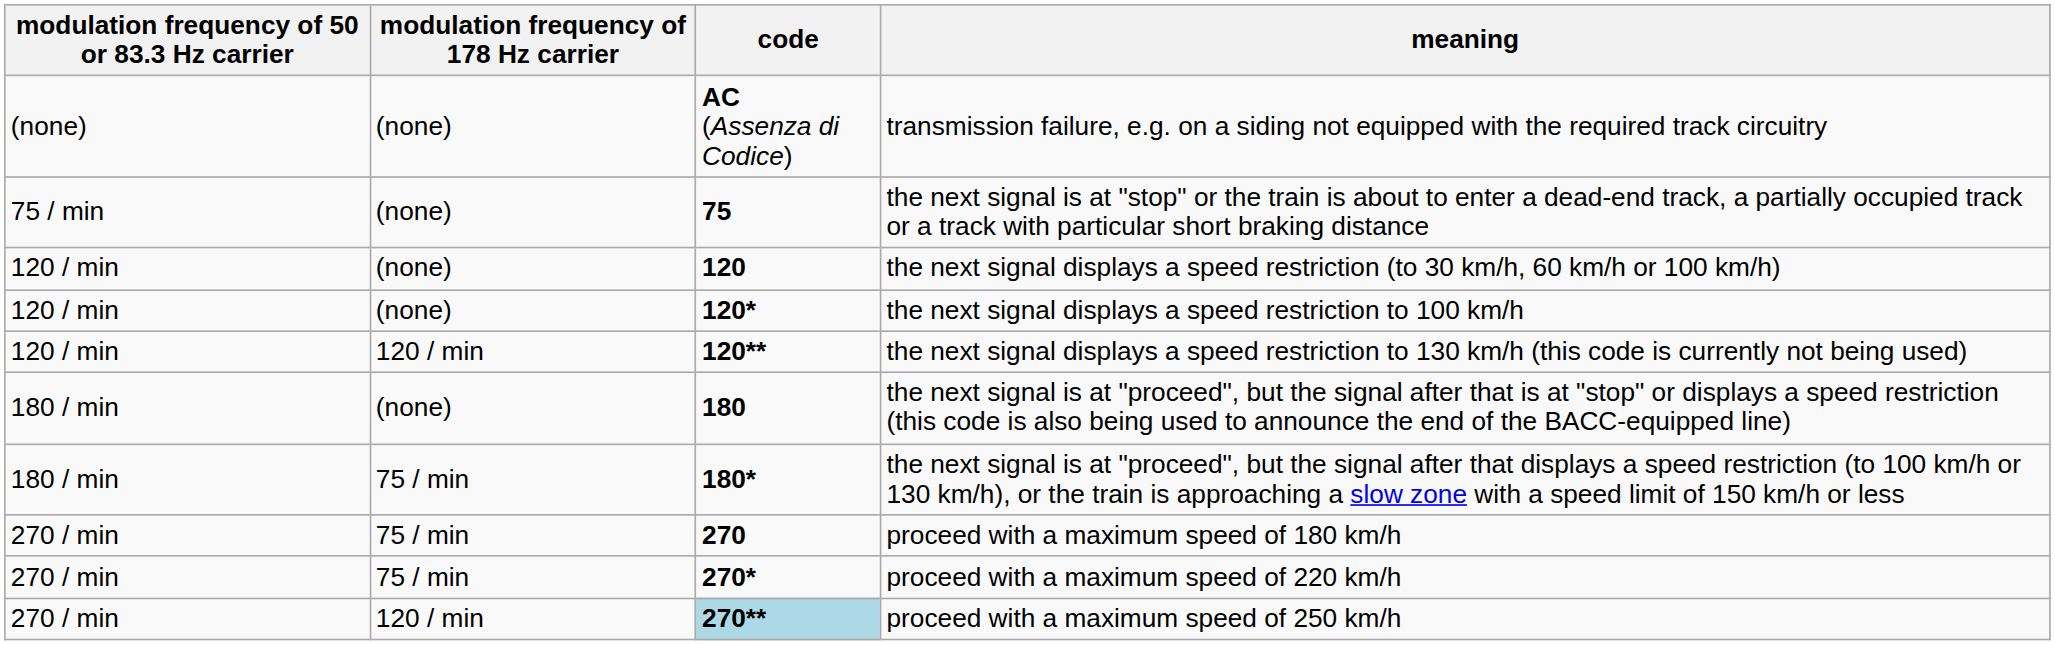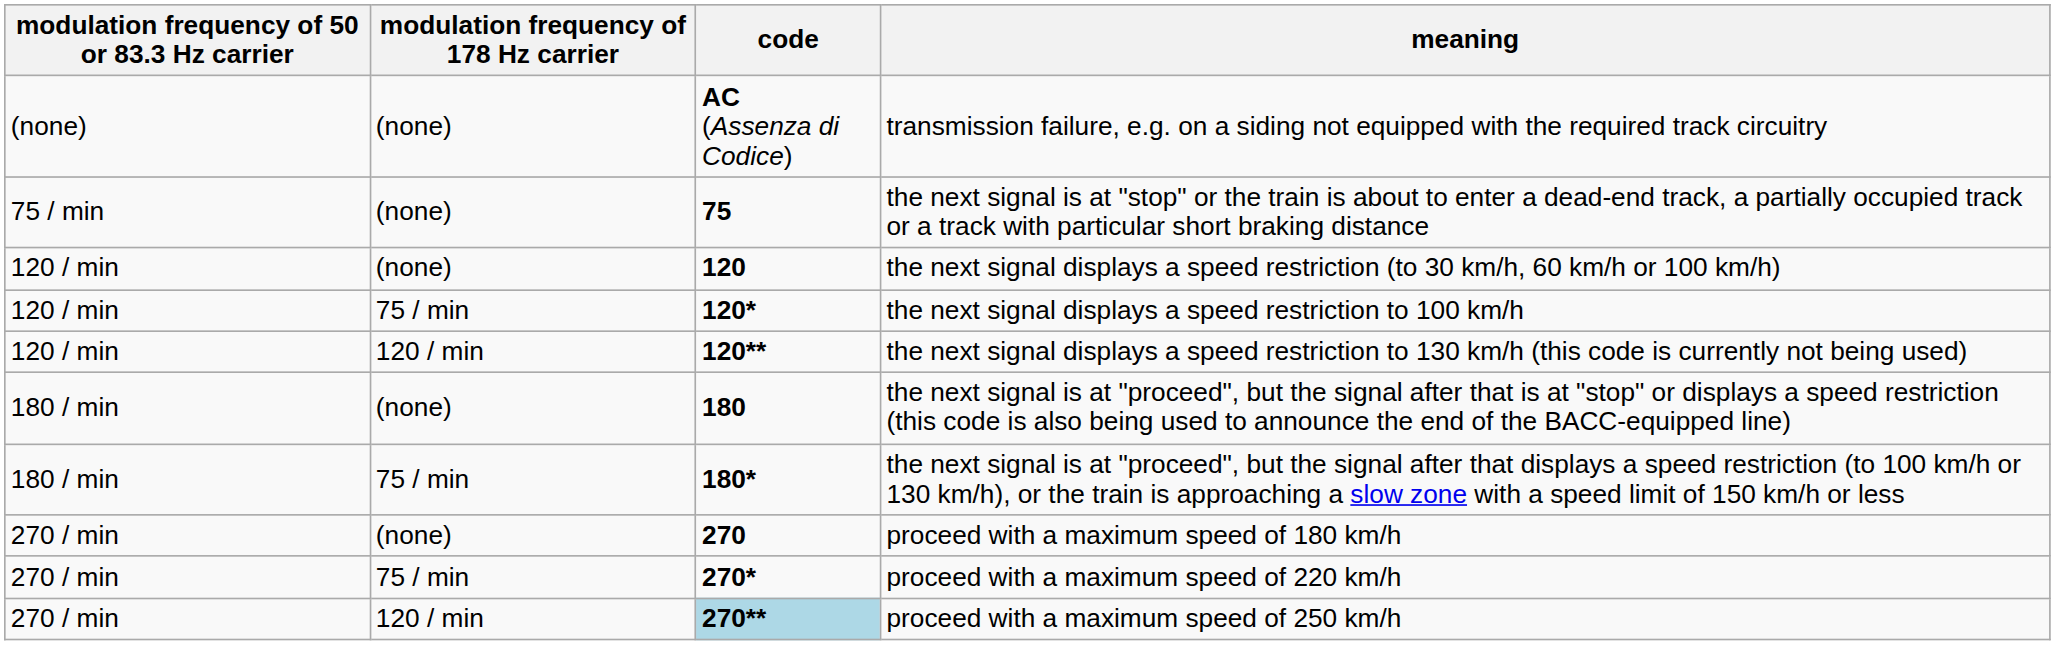(414, 309) (none) -> (423, 309) 75 / min
(423, 535) 75 / min -> (414, 535) (none)
